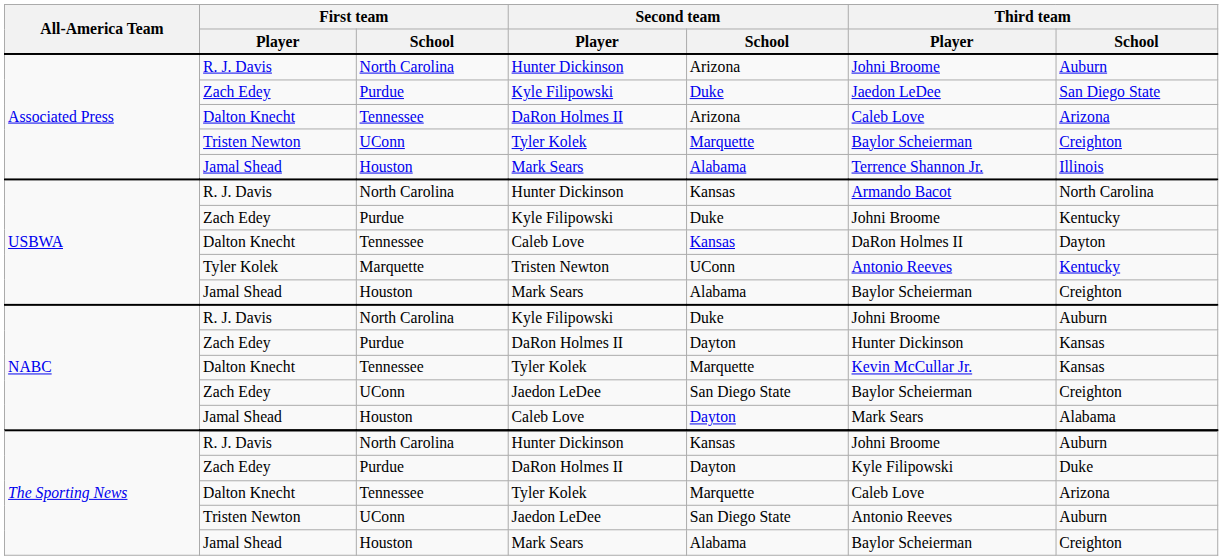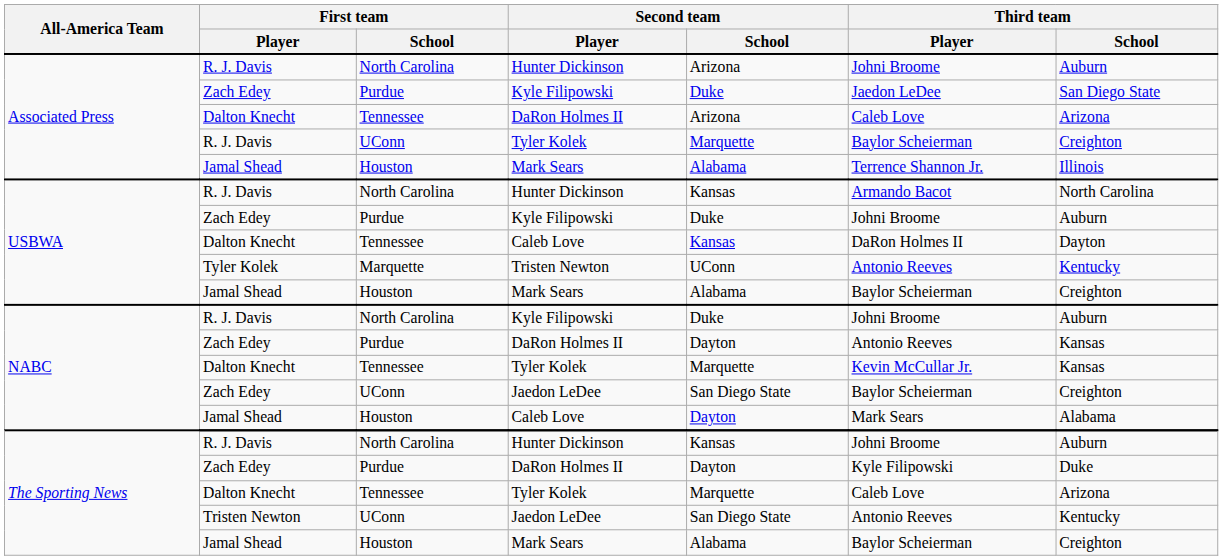(252, 141) Tristen Newton -> (238, 141) R. J. Davis
(1090, 217) Kentucky -> (1083, 217) Auburn
(907, 342) Hunter Dickinson -> (902, 342) Antonio Reeves
(1083, 517) Auburn -> (1090, 517) Kentucky
